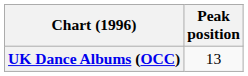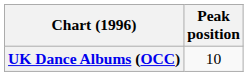(214, 58) 13 -> (214, 58) 10
